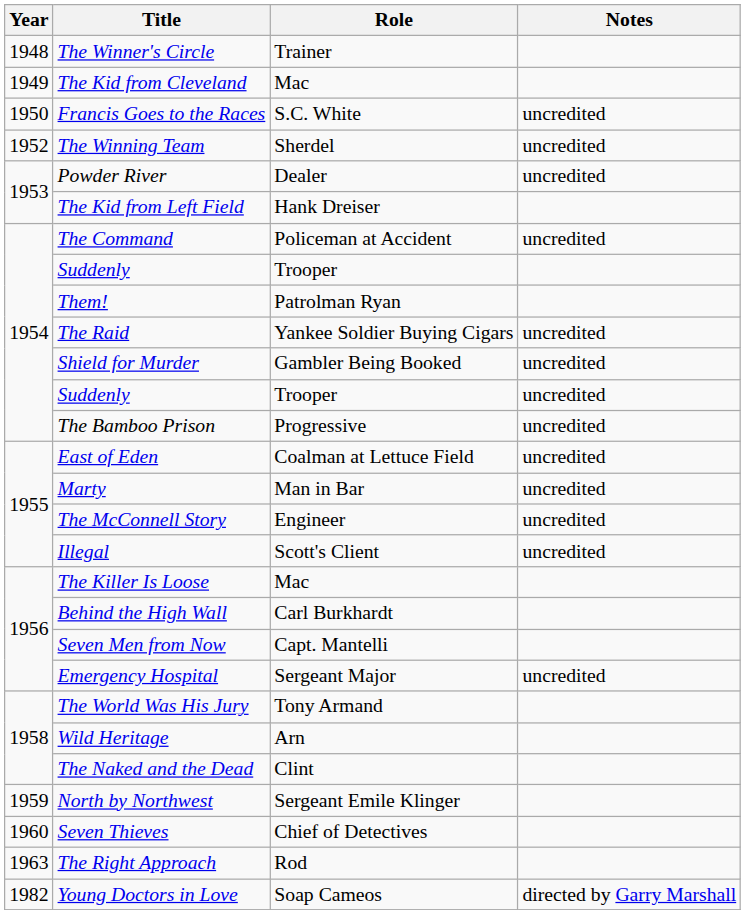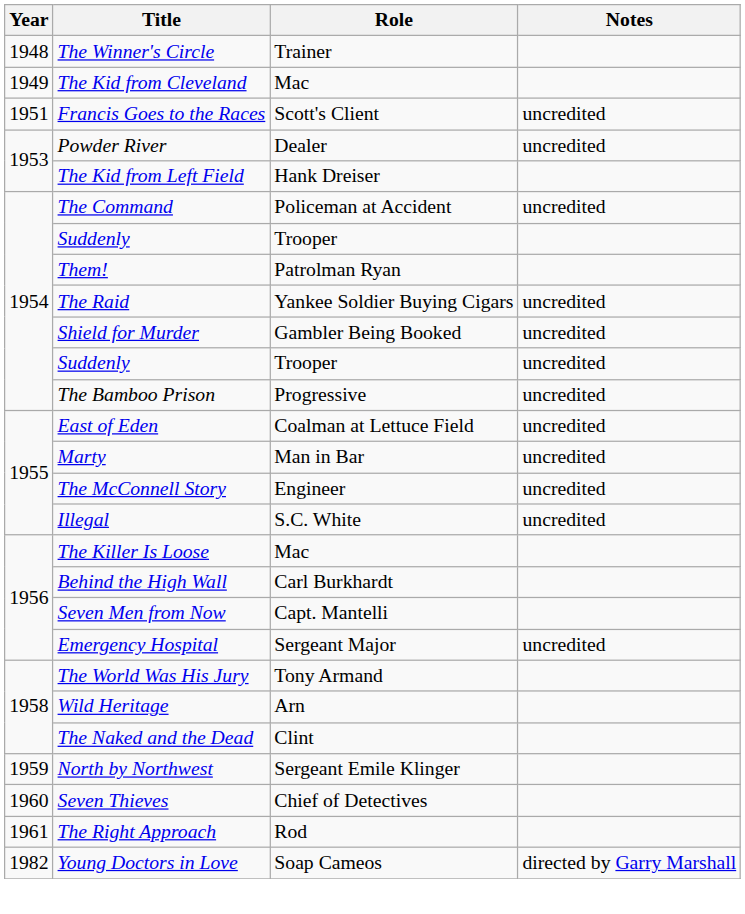(29, 113) 1950 -> (29, 113) 1951
(318, 113) S.C. White -> (327, 113) Scott's Client
- row: (131, 144)
(327, 550) Scott's Client -> (318, 519) S.C. White
(29, 862) 1963 -> (29, 831) 1961
